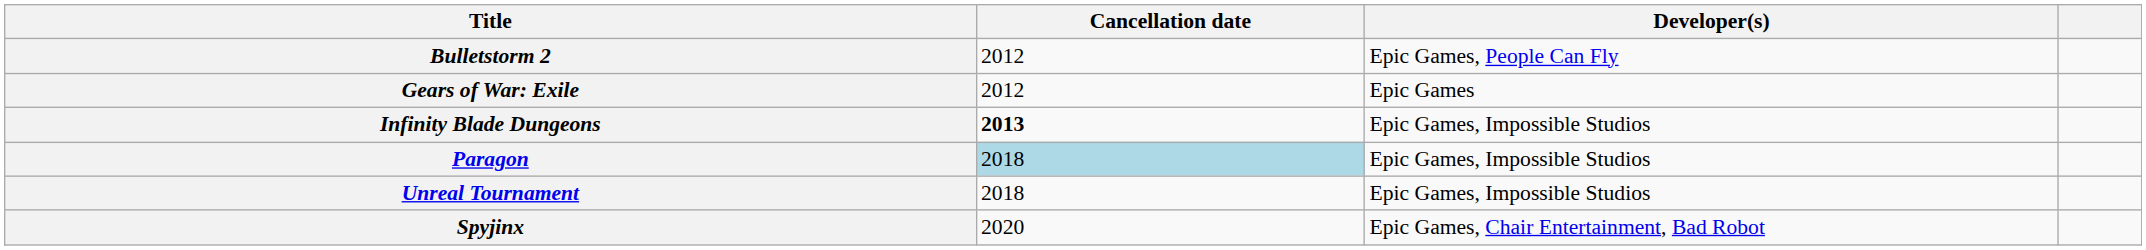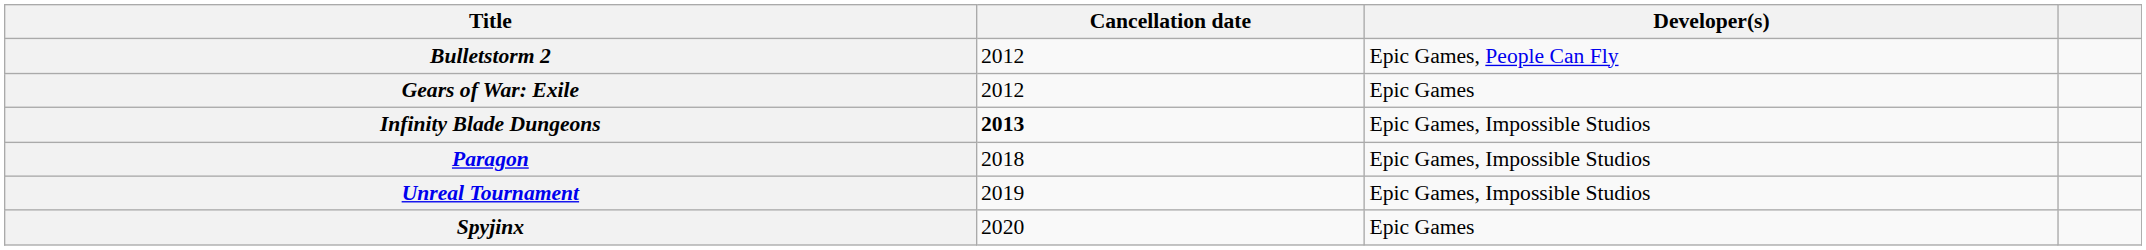(1003, 158) lightblue background -> (1003, 158) no background
(1003, 192) 2018 -> (1003, 192) 2019
(1567, 227) Epic Games, Chair Entertainment, Bad Robot -> (1422, 227) Epic Games
